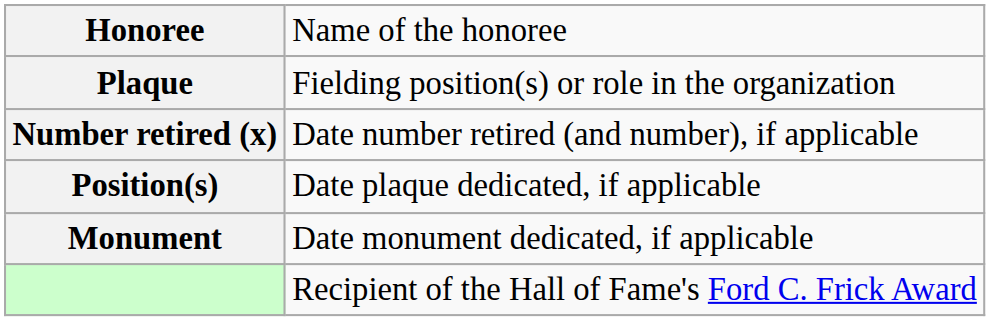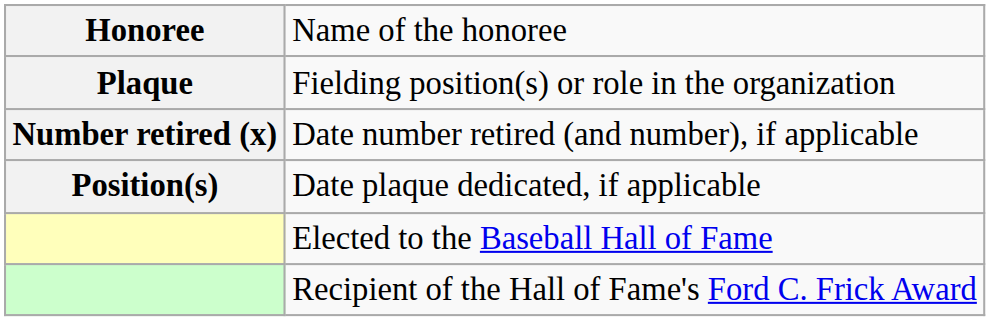- row: (553, 237)
+ row: (532, 237)
